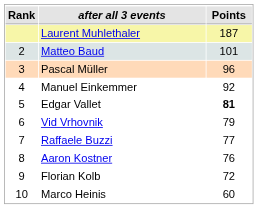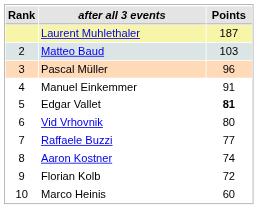(229, 51) 101 -> (229, 51) 103
(229, 87) 92 -> (229, 87) 91
(229, 123) 79 -> (229, 123) 80
(229, 158) 76 -> (229, 158) 74
